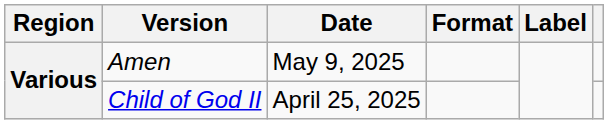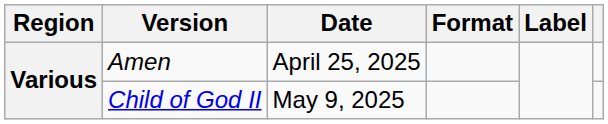(339, 61) May 9, 2025 -> (347, 61) April 25, 2025
(347, 99) April 25, 2025 -> (339, 99) May 9, 2025
